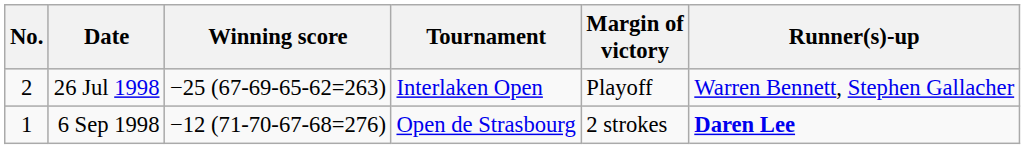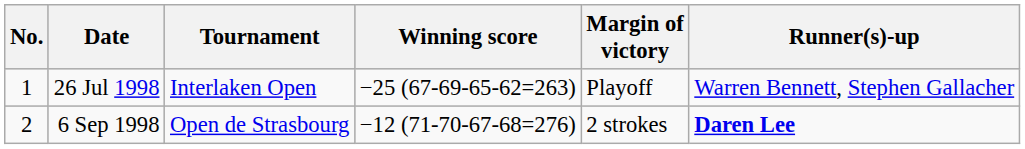columns swapped: (486, 36) <-> (278, 36)
(27, 87) 2 -> (27, 87) 1
(27, 124) 1 -> (27, 124) 2
